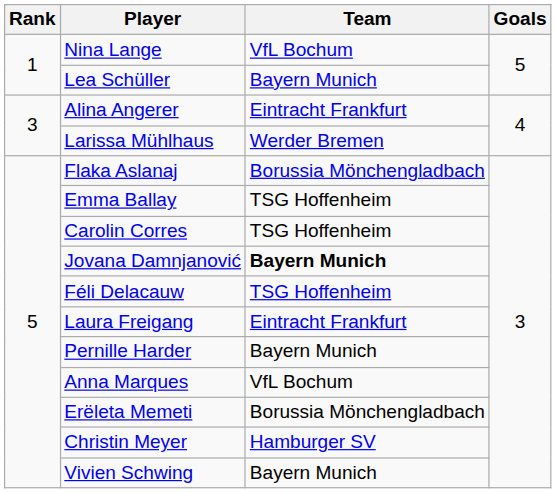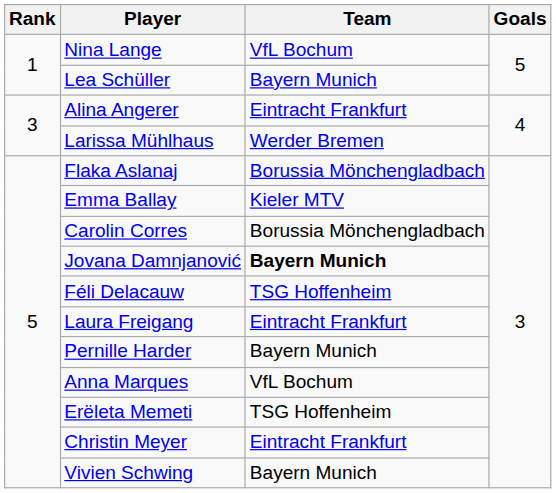(321, 200) TSG Hoffenheim -> (297, 200) Kieler MTV
(321, 230) TSG Hoffenheim -> (367, 230) Borussia Mönchengladbach
(367, 412) Borussia Mönchengladbach -> (321, 412) TSG Hoffenheim
(313, 442) Hamburger SV -> (328, 442) Eintracht Frankfurt
